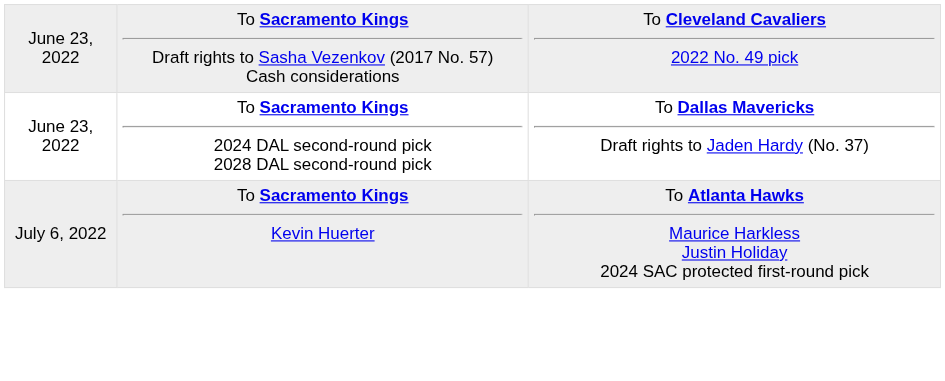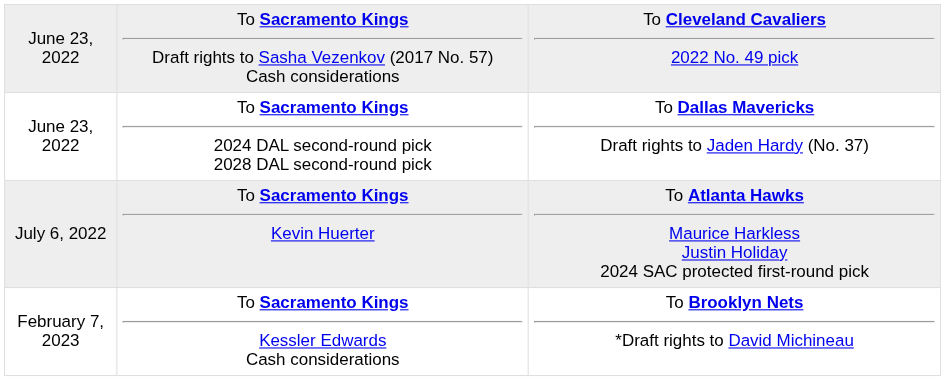+ row: (61, 331)
